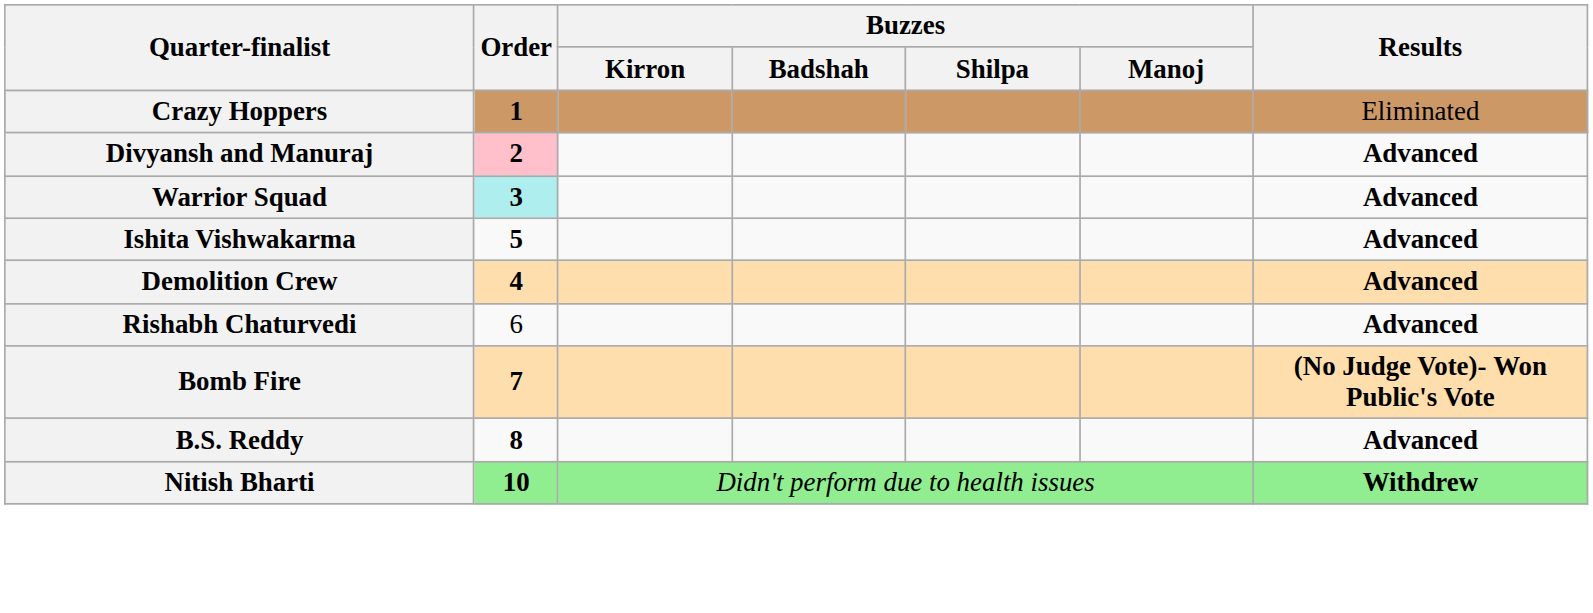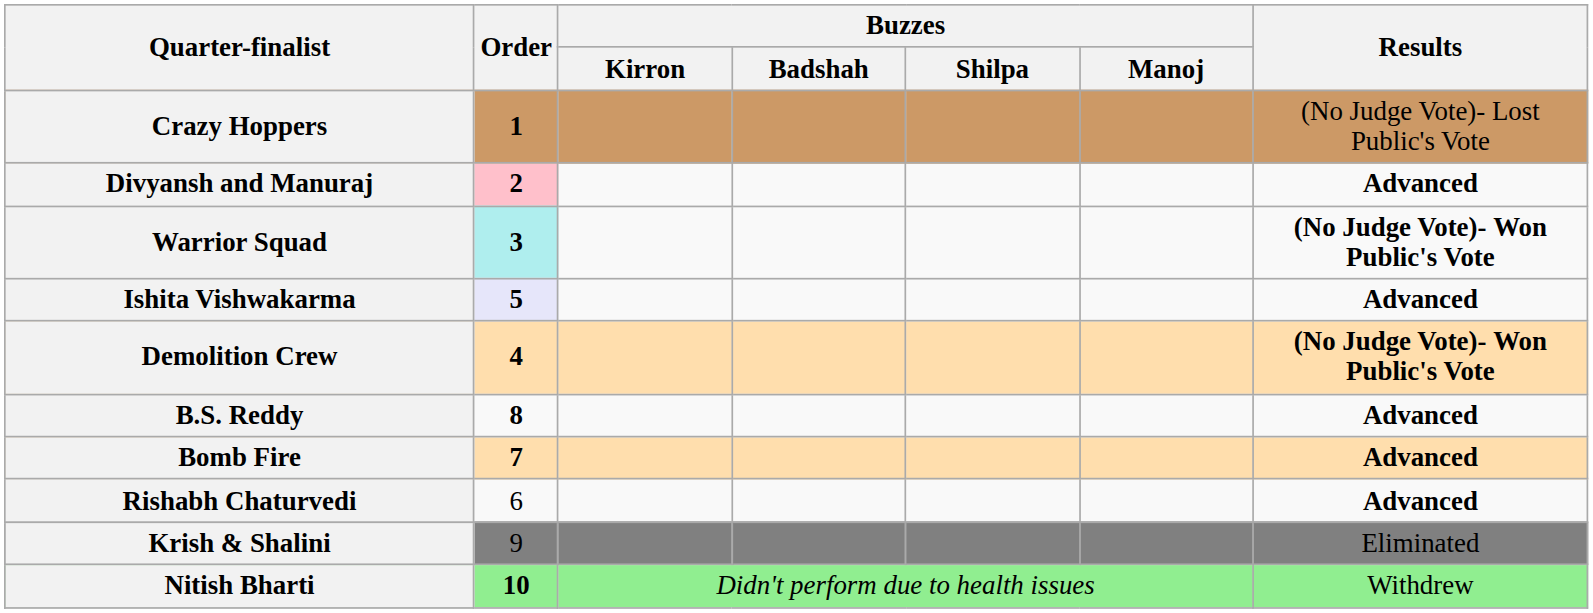(1420, 111) Eliminated -> (1420, 126) (No Judge Vote)- Lost Public's Vote
(1420, 196) Advanced -> (1420, 241) (No Judge Vote)- Won Public's Vote
(516, 238) no background -> (516, 299) lavender background
(1420, 281) Advanced -> (1420, 357) (No Judge Vote)- Won Public's Vote
rows swapped: (240, 324) <-> (240, 439)
(1420, 381) (No Judge Vote)- Won Public's Vote -> (1420, 457) Advanced
+ row: (240, 542)
(1420, 482) bold -> (1420, 585) normal
